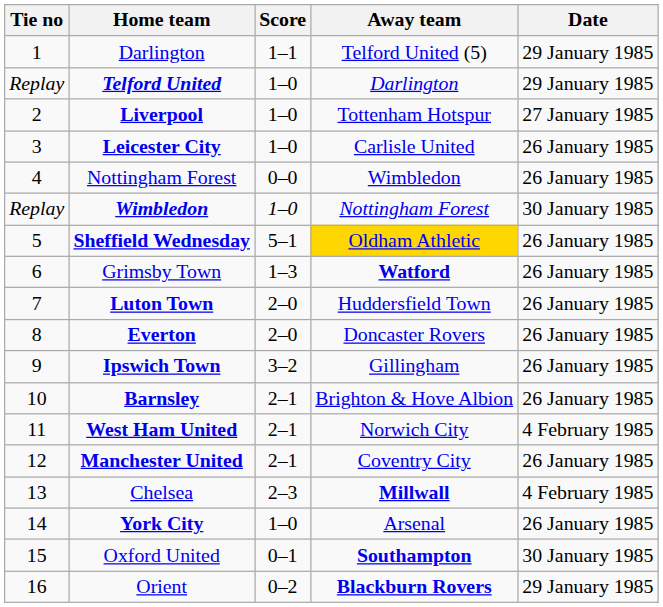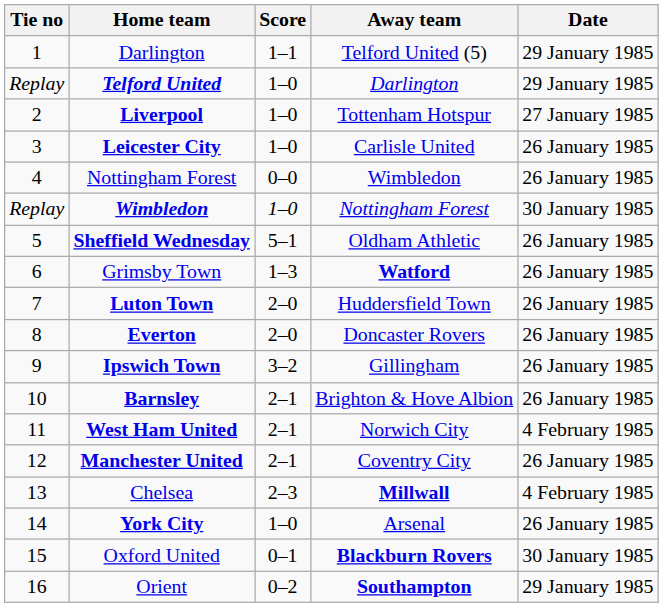(414, 240) gold background -> (414, 240) no background
(414, 555) Southampton -> (414, 555) Blackburn Rovers
(414, 586) Blackburn Rovers -> (414, 586) Southampton
